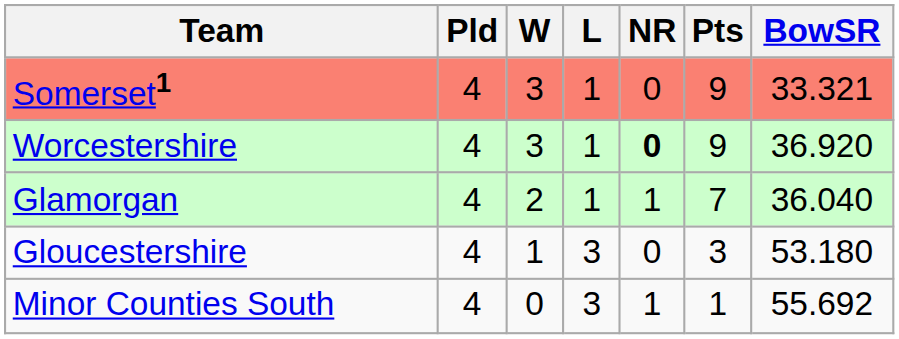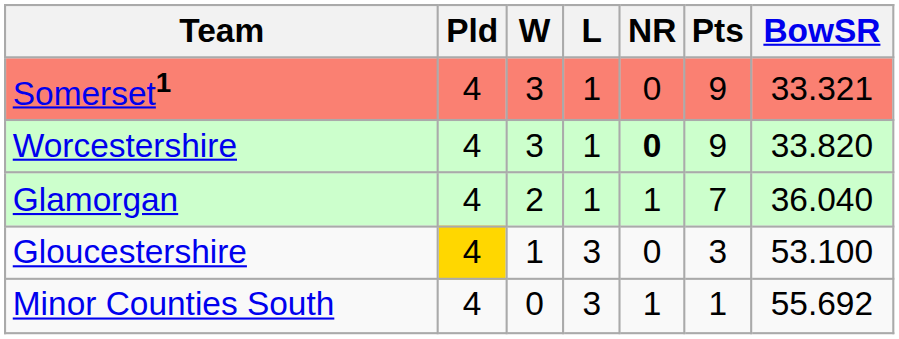(822, 146) 36.920 -> (822, 146) 33.820
(472, 252) no background -> (472, 252) gold background
(822, 252) 53.180 -> (822, 252) 53.100
